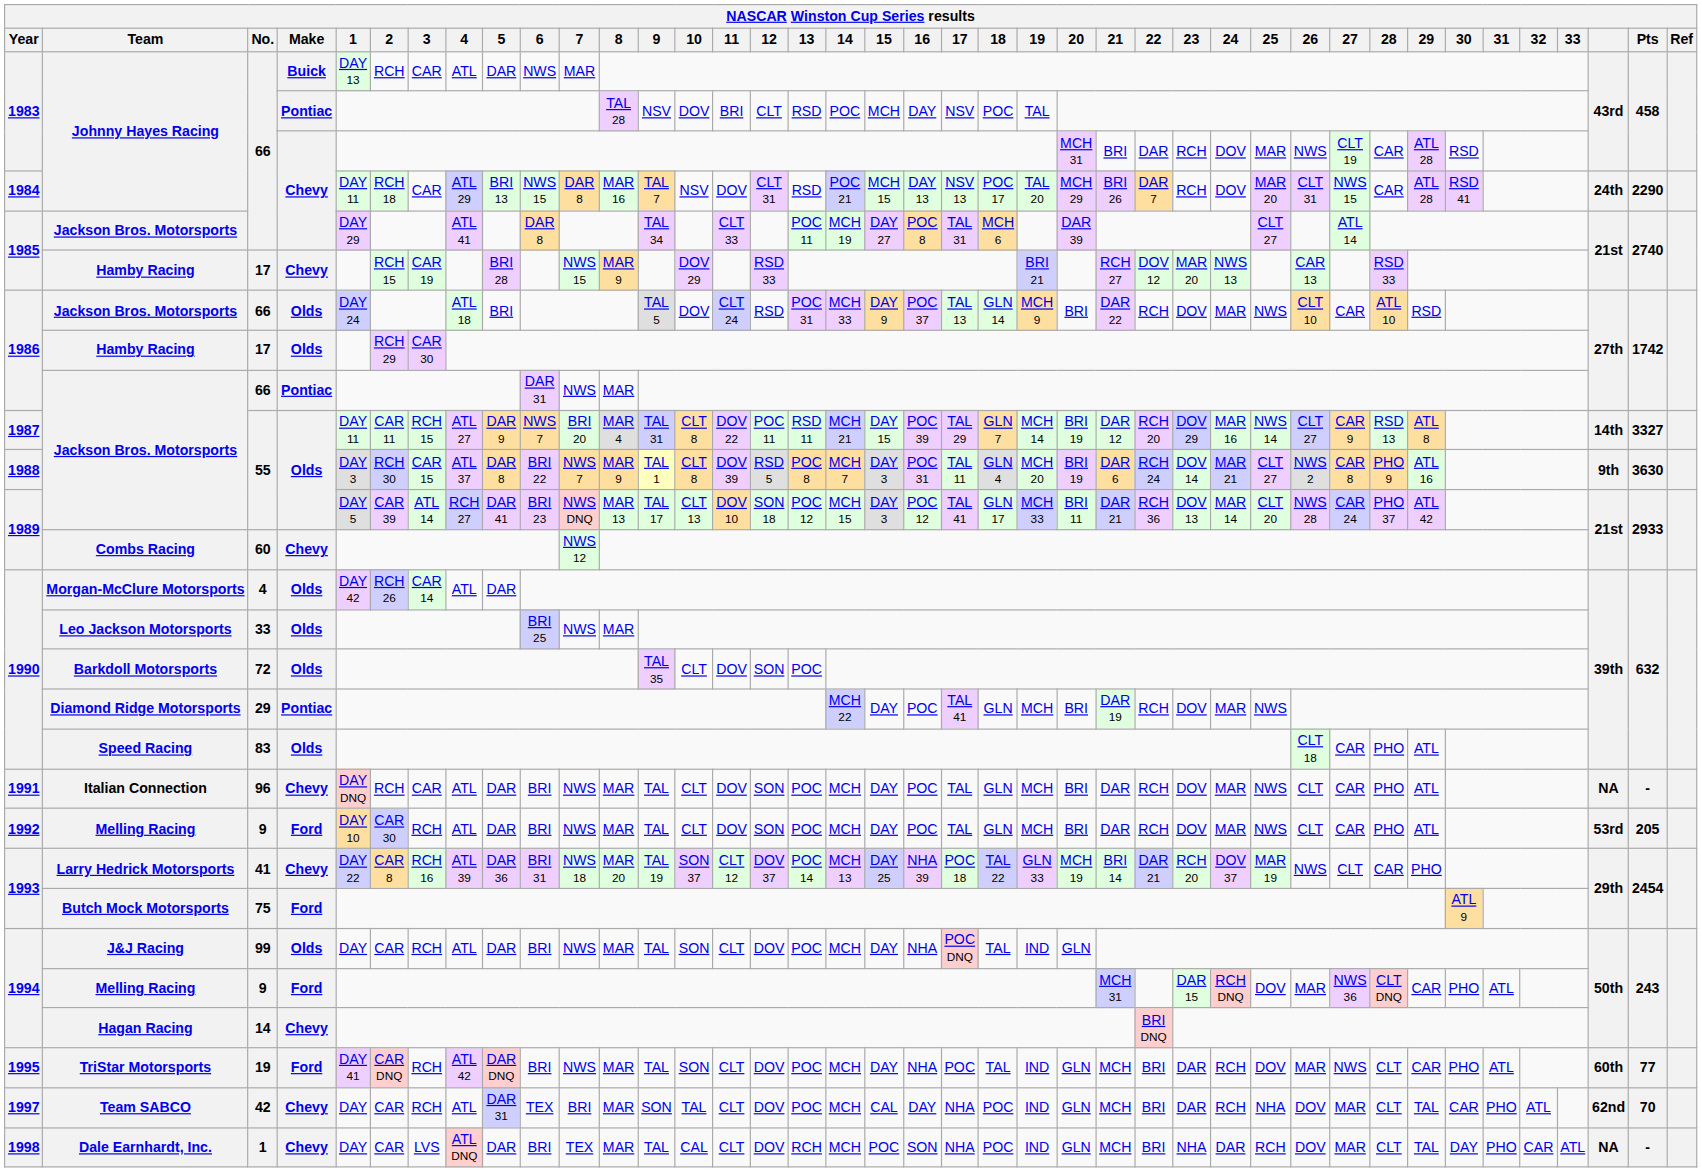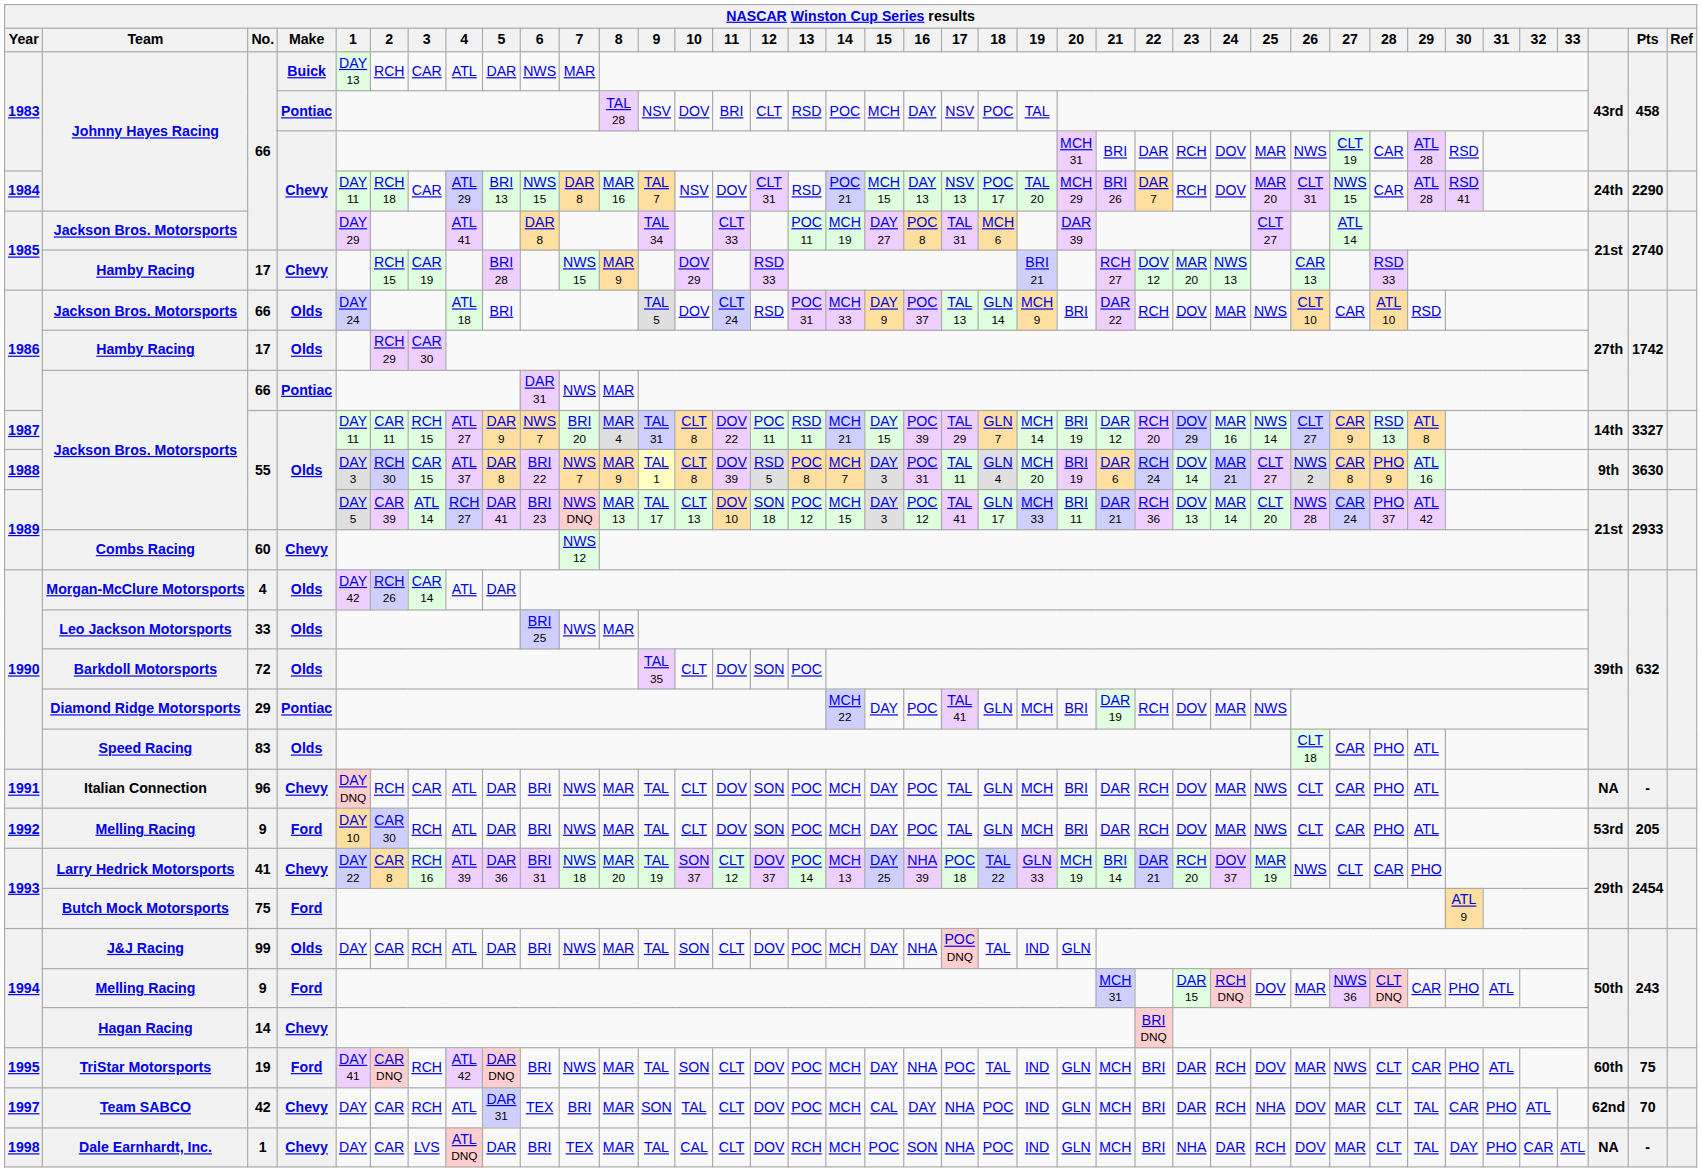(1648, 1068) 77 -> (1648, 1068) 75
